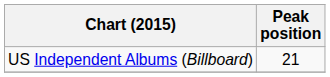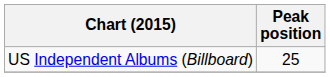(291, 59) 21 -> (291, 59) 25
